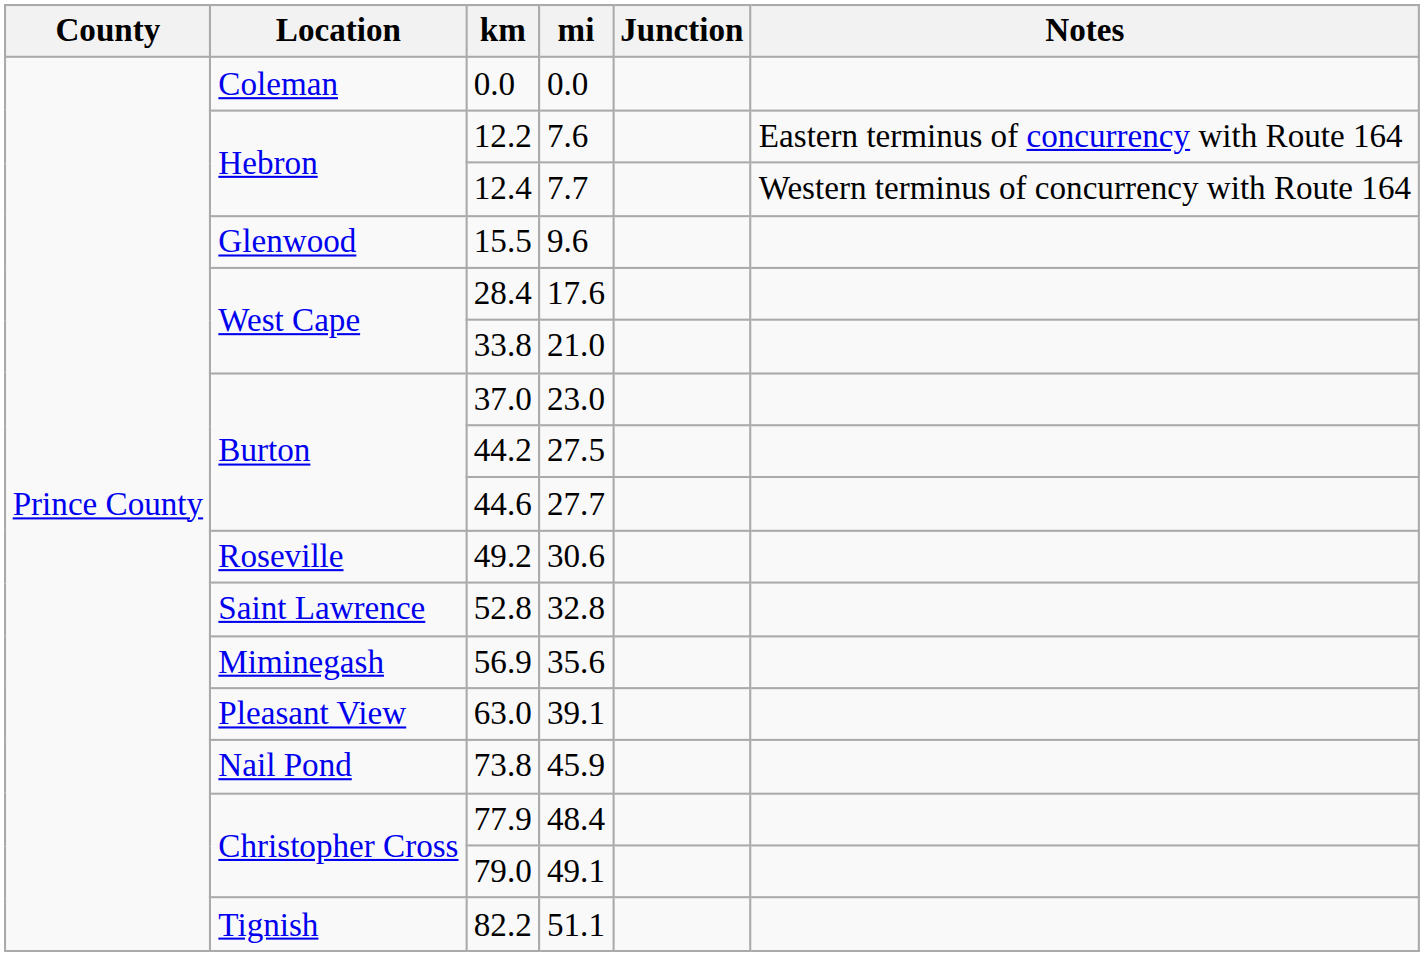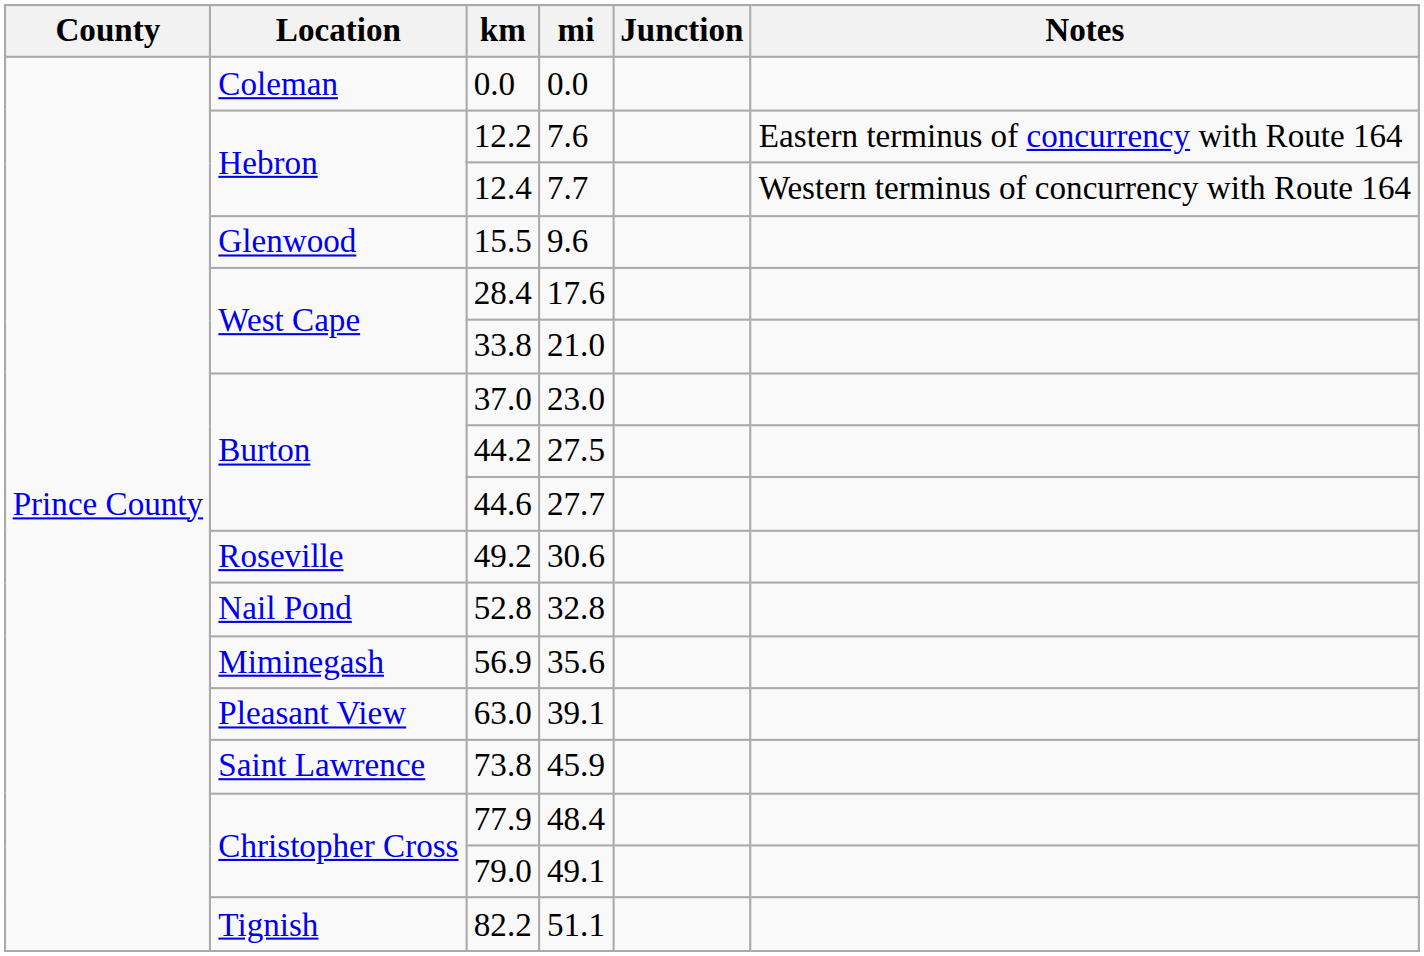(322, 608) Saint Lawrence -> (285, 608) Nail Pond
(285, 766) Nail Pond -> (322, 766) Saint Lawrence
